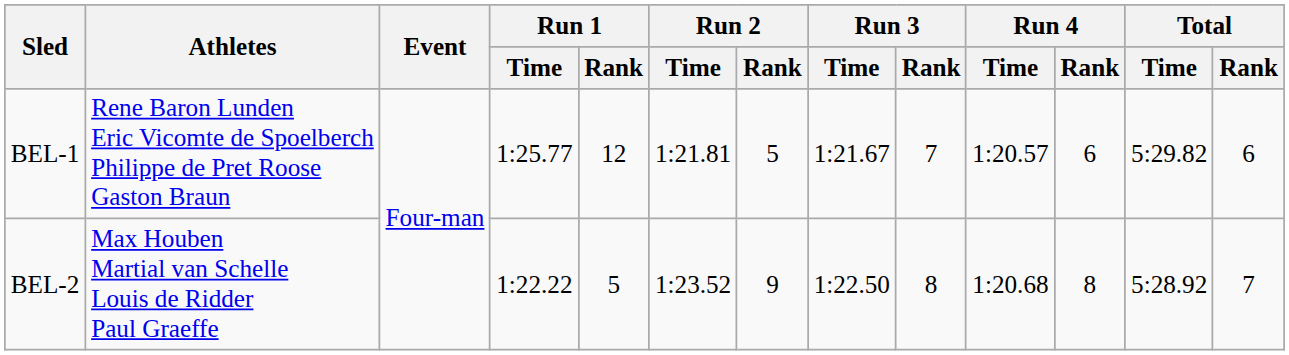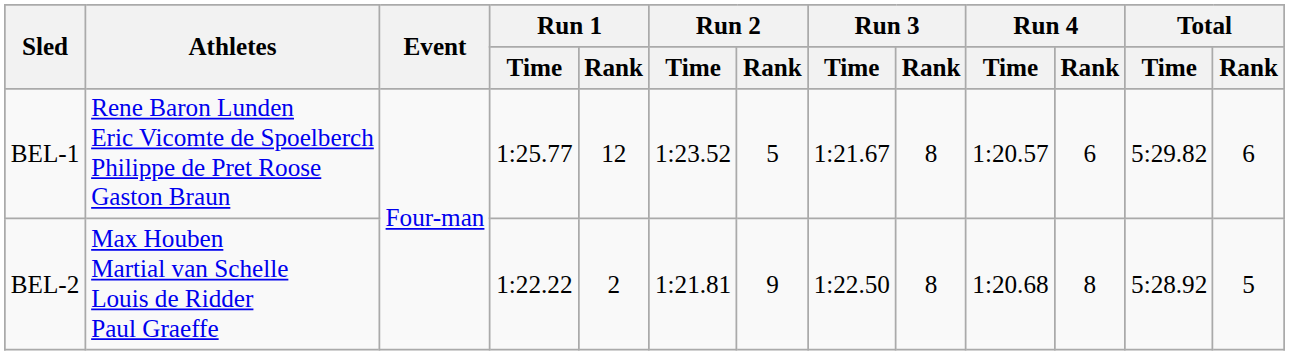(693, 153) 1:21.81 -> (693, 153) 1:23.52
(931, 153) 7 -> (931, 153) 8
(614, 284) 5 -> (614, 284) 2
(693, 284) 1:23.52 -> (693, 284) 1:21.81
(1249, 284) 7 -> (1249, 284) 5
